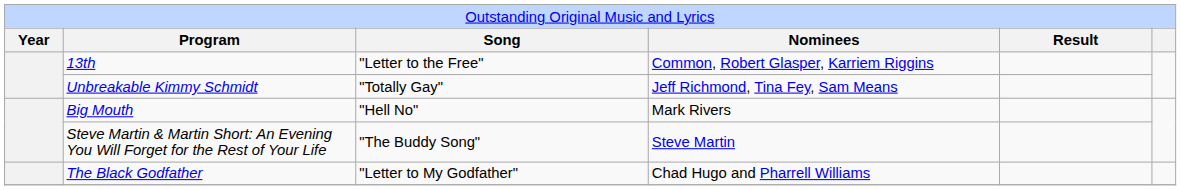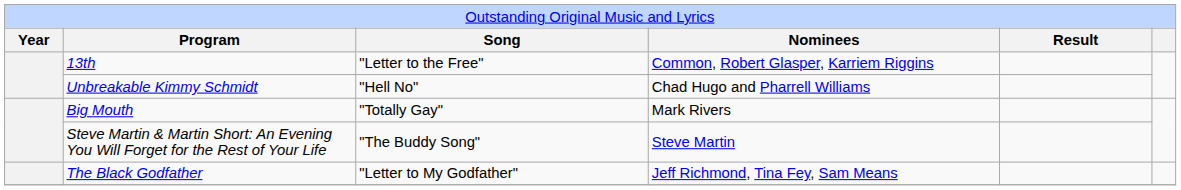(401, 87) "Totally Gay" -> (389, 87) "Hell No"
(775, 87) Jeff Richmond, Tina Fey, Sam Means -> (761, 87) Chad Hugo and Pharrell Williams
(389, 110) "Hell No" -> (401, 110) "Totally Gay"
(761, 174) Chad Hugo and Pharrell Williams -> (775, 174) Jeff Richmond, Tina Fey, Sam Means
